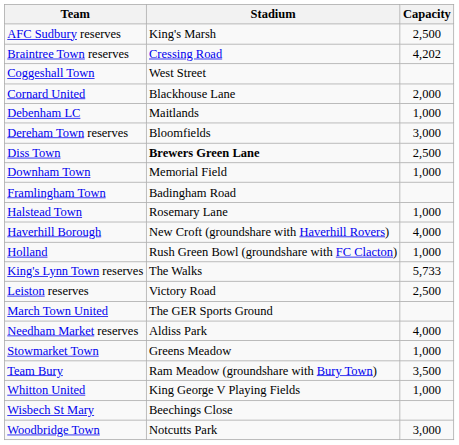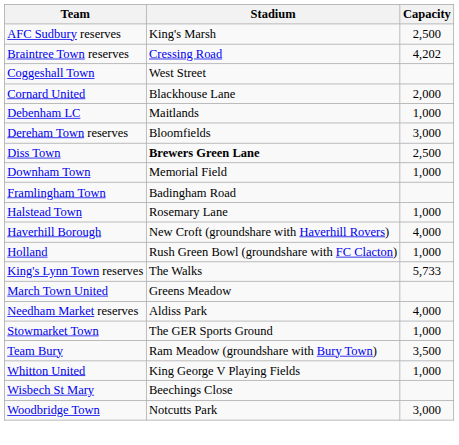- row: (48, 291)
(211, 311) The GER Sports Ground -> (190, 291) Greens Meadow
(190, 350) Greens Meadow -> (211, 331) The GER Sports Ground
